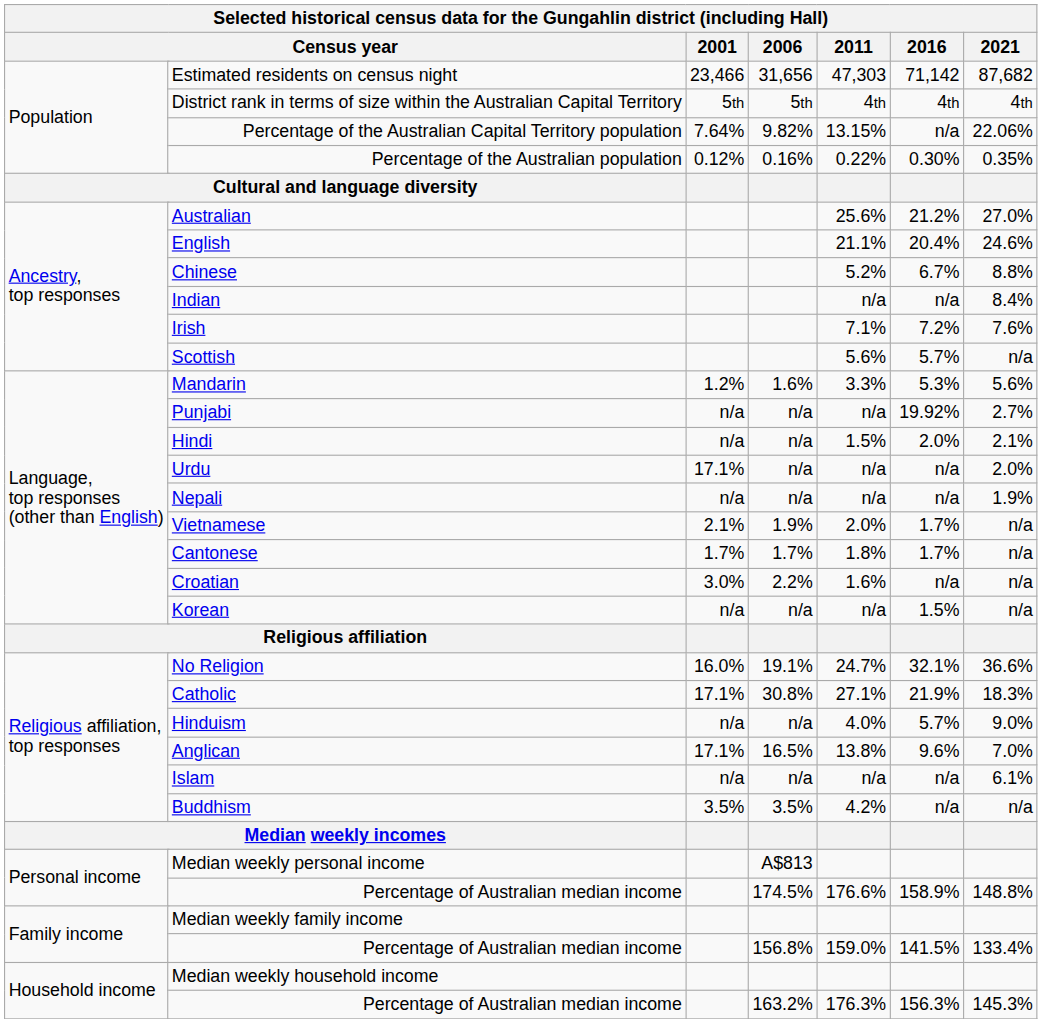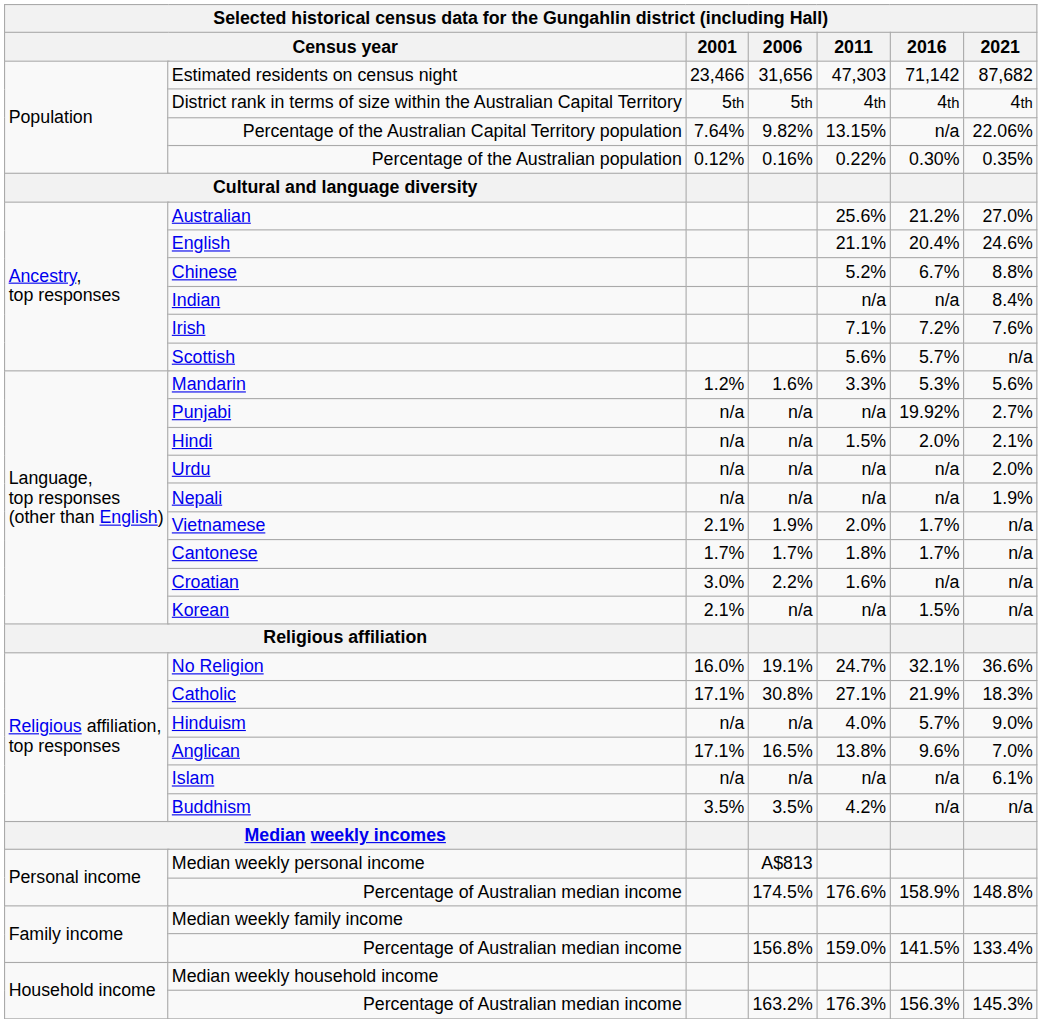(719, 469) 17.1% -> (732, 469) n/a
(732, 610) n/a -> (724, 610) 2.1%
